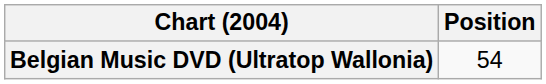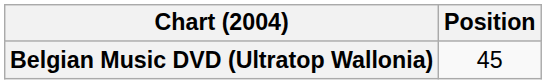(490, 59) 54 -> (490, 59) 45
